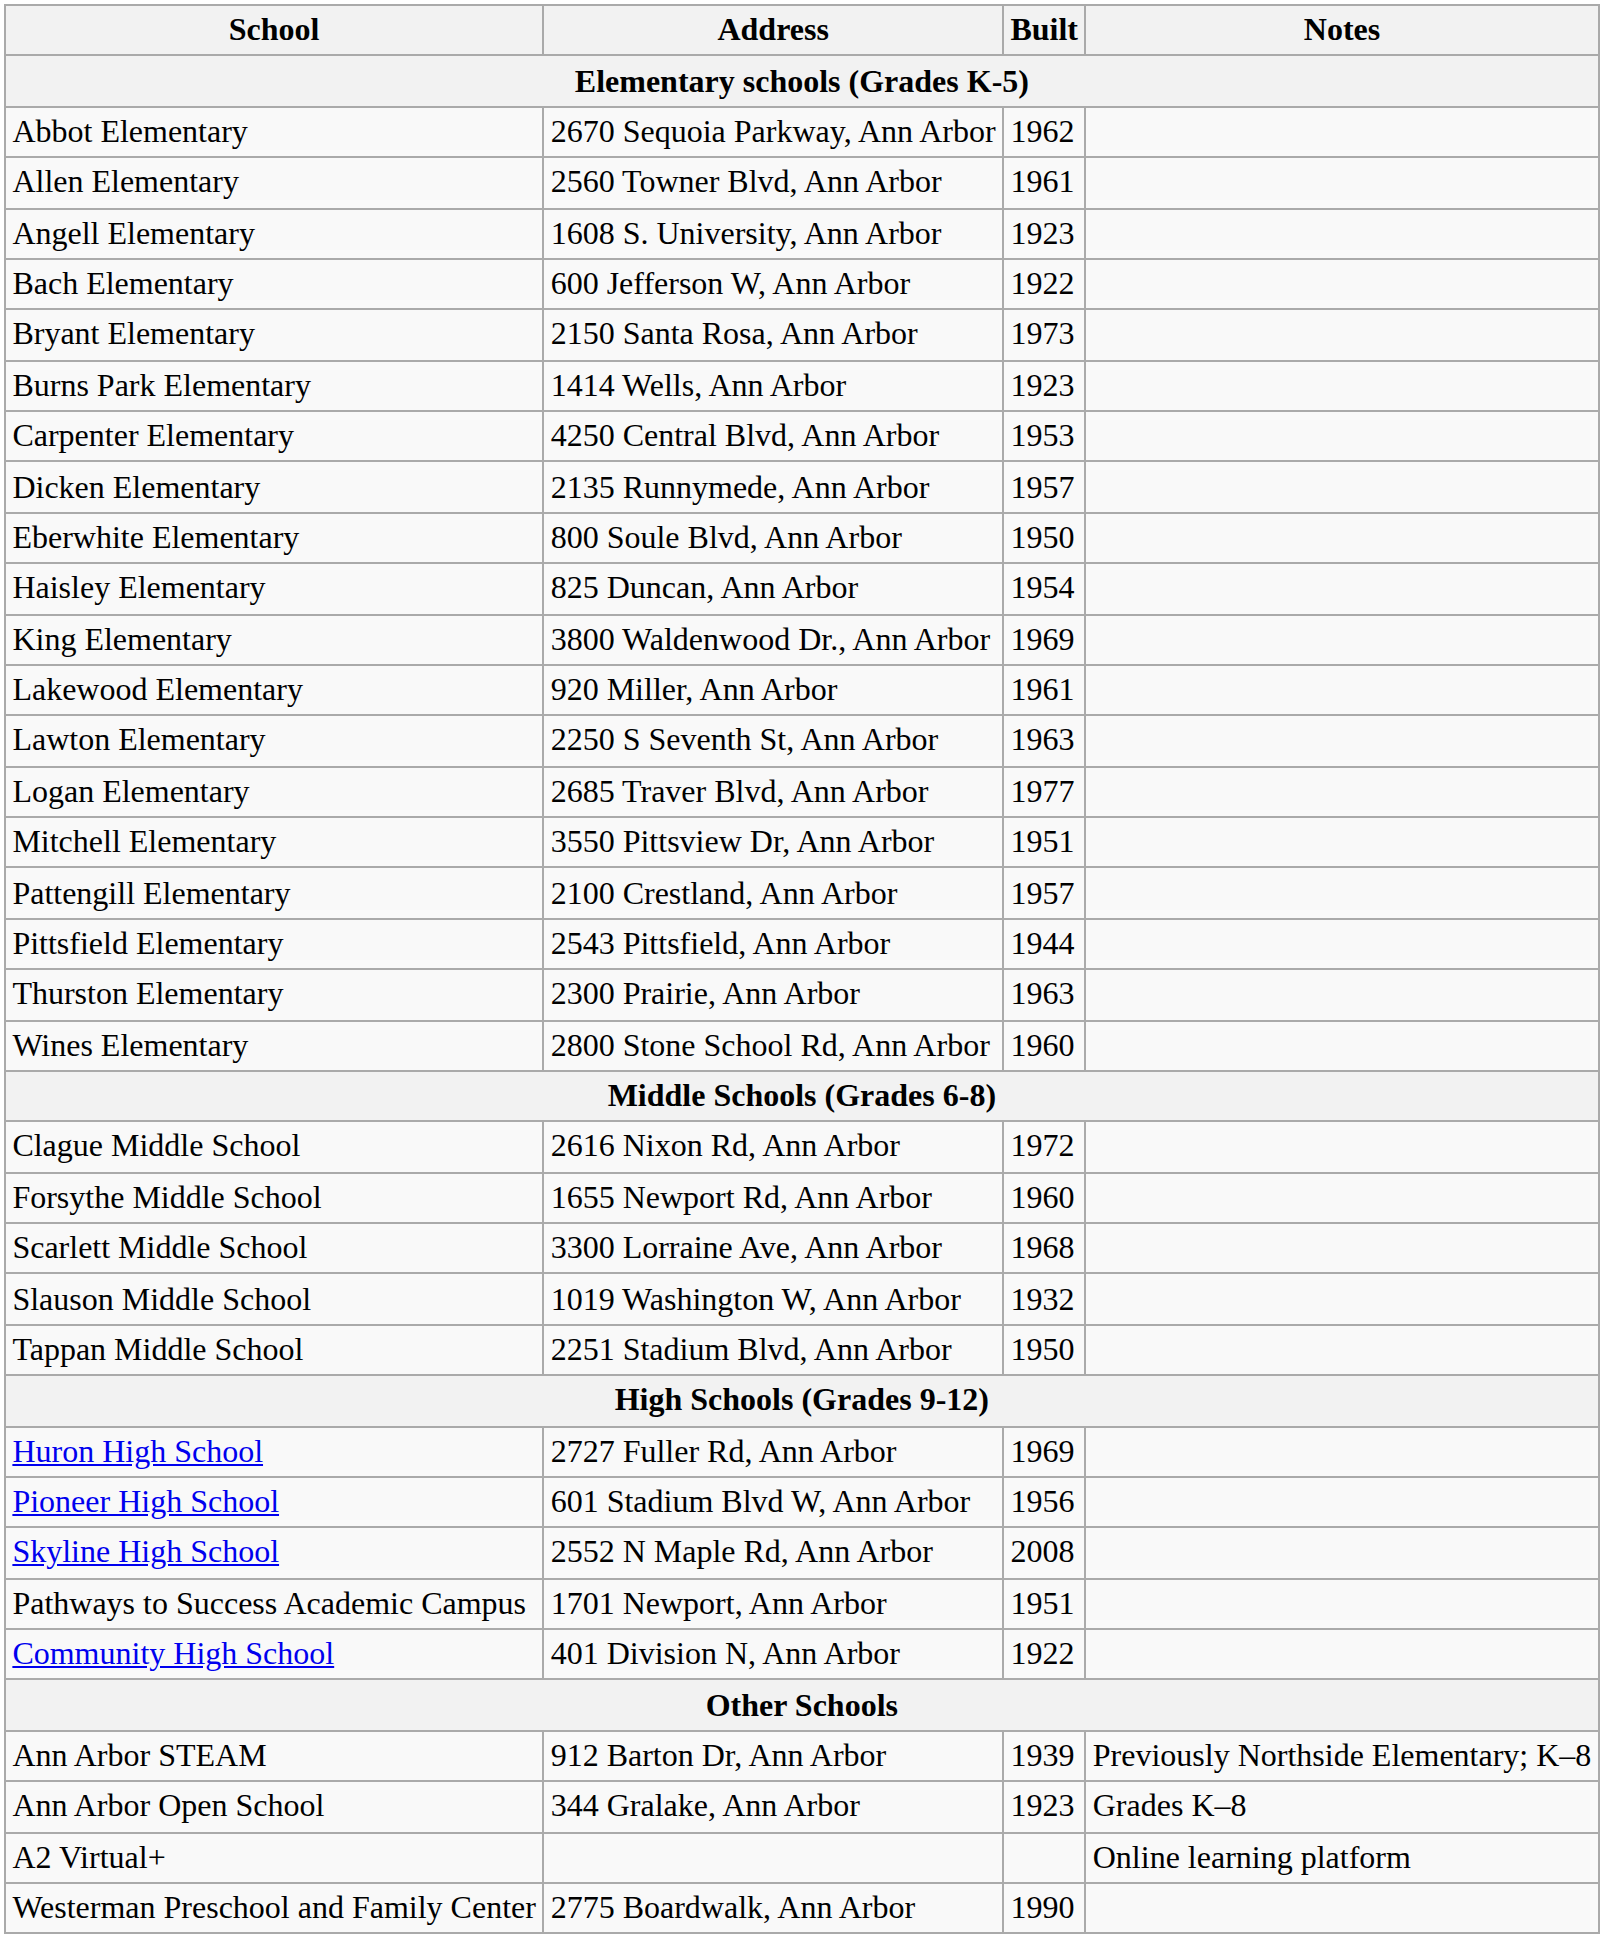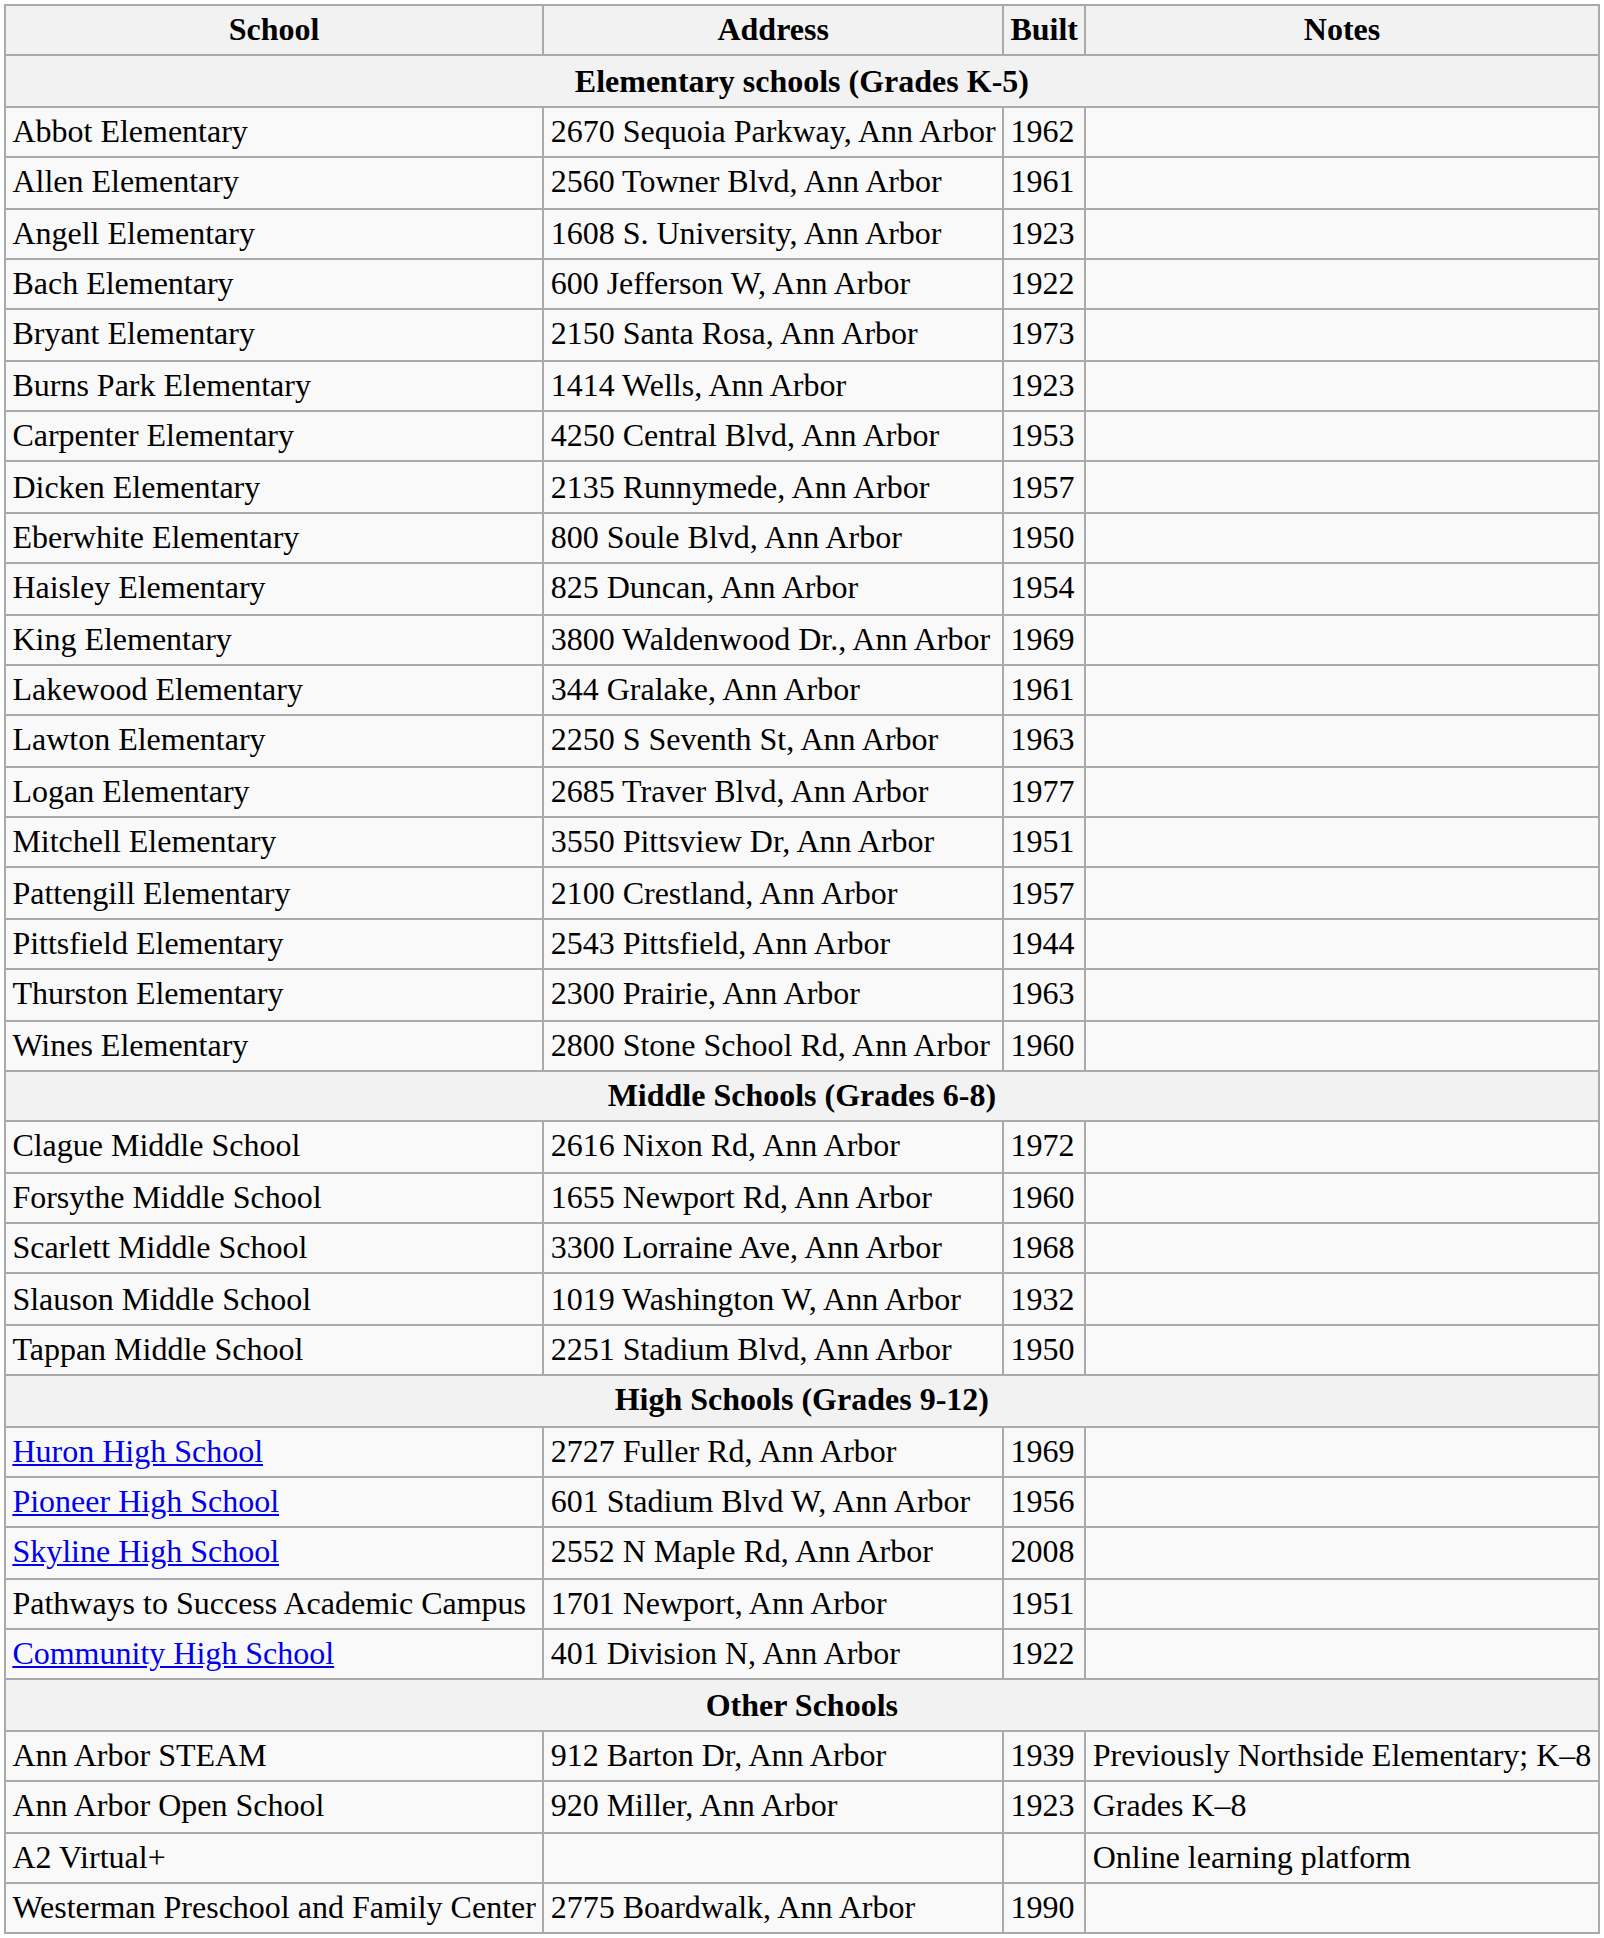(694, 689) 920 Miller, Ann Arbor -> (705, 689) 344 Gralake, Ann Arbor
(705, 1806) 344 Gralake, Ann Arbor -> (694, 1806) 920 Miller, Ann Arbor
